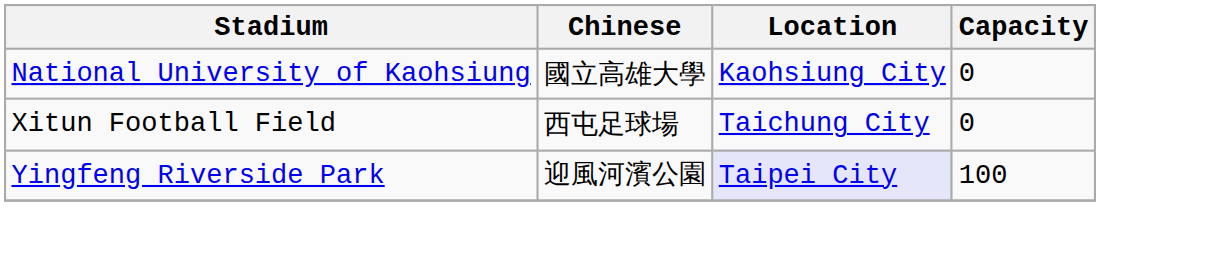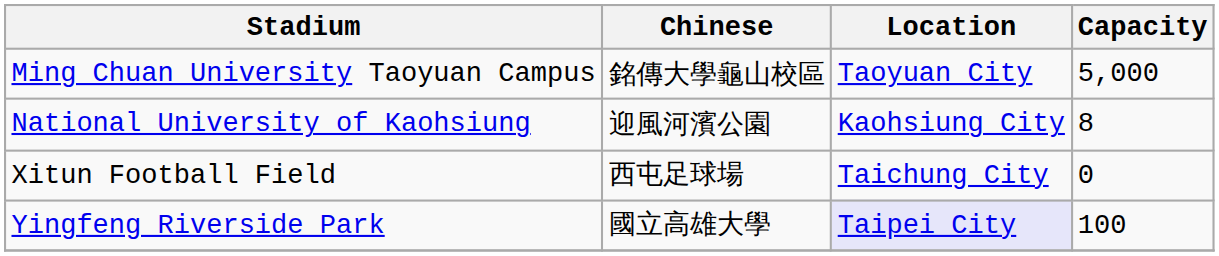+ row: (304, 74)
(625, 75) 國立高雄大學 -> (690, 126) 迎風河濱公園
(967, 74) 0 -> (1086, 125) 8
(625, 176) 迎風河濱公園 -> (690, 226) 國立高雄大學
